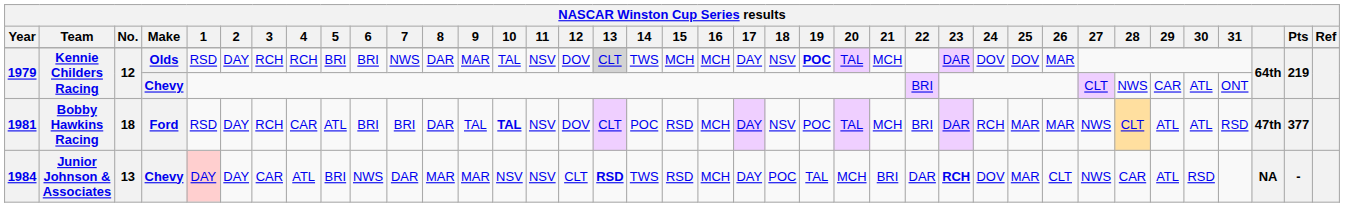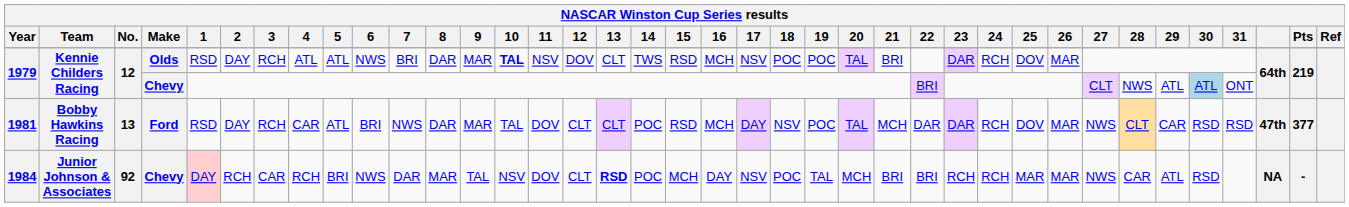(304, 60) RCH -> (306, 60) ATL
(335, 60) BRI -> (338, 60) ATL
(368, 60) BRI -> (370, 60) NWS
(405, 60) NWS -> (407, 60) BRI
(509, 60) normal -> (512, 60) bold
(610, 60) lightgrey background -> (614, 60) no background
(680, 60) MCH -> (683, 60) RSD
(749, 60) DAY -> (754, 60) NSV
(782, 60) NSV -> (787, 60) POC
(817, 60) bold -> (822, 60) normal
(888, 60) MCH -> (892, 60) BRI
(991, 60) DOV -> (995, 60) RCH
(1168, 86) CAR -> (1172, 86) ATL
(1201, 86) no background -> (1206, 86) lightblue background
(128, 125) 18 -> (128, 125) 13
(405, 125) BRI -> (407, 125) NWS
(475, 125) TAL -> (478, 125) MAR
(509, 125) bold -> (512, 125) normal
(542, 125) NSV -> (545, 125) DOV
(576, 125) DOV -> (580, 125) CLT
(922, 125) BRI -> (927, 125) DAR
(1025, 125) MAR -> (1030, 125) DOV
(1168, 125) ATL -> (1172, 125) CAR
(1201, 125) ATL -> (1206, 125) RSD
(128, 176) 13 -> (128, 176) 92
(236, 176) DAY -> (237, 176) RCH
(304, 176) ATL -> (306, 176) RCH
(475, 176) MAR -> (478, 176) TAL
(542, 176) NSV -> (545, 176) DOV
(644, 176) TWS -> (648, 176) POC
(680, 176) RSD -> (683, 176) MCH
(715, 176) MCH -> (719, 176) DAY
(749, 176) DAY -> (754, 176) NSV
(922, 176) DAR -> (927, 176) BRI
(956, 176) bold -> (961, 176) normal
(991, 176) DOV -> (995, 176) RCH
(1060, 176) CLT -> (1065, 176) MAR
